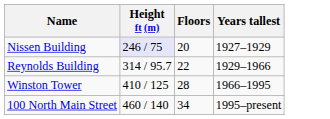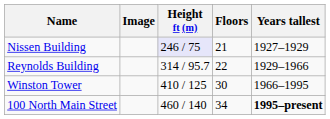+ column: (139, 20)
(183, 47) 20 -> (221, 47) 21
(183, 85) 28 -> (221, 85) 30
(249, 104) normal -> (288, 104) bold
